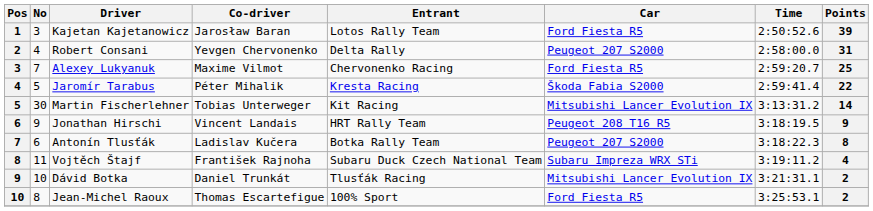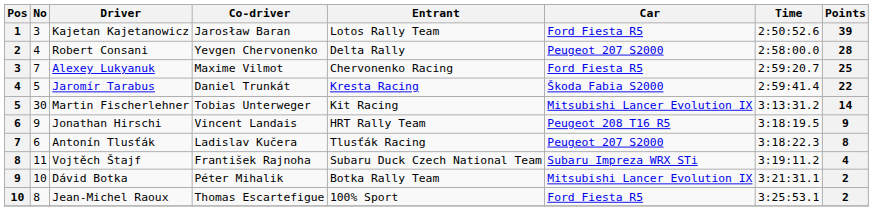(845, 51) 31 -> (845, 51) 28
(239, 87) Péter Mihalik -> (242, 87) Daniel Trunkát
(385, 142) Botka Rally Team -> (378, 142) Tlusťák Racing
(242, 179) Daniel Trunkát -> (239, 179) Péter Mihalik
(378, 179) Tlusťák Racing -> (385, 179) Botka Rally Team
